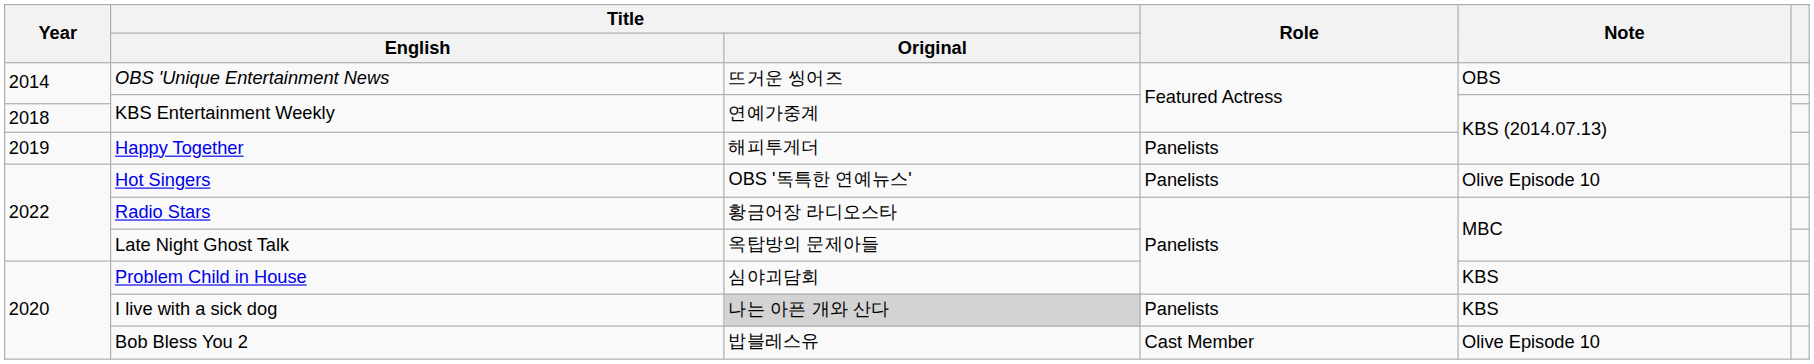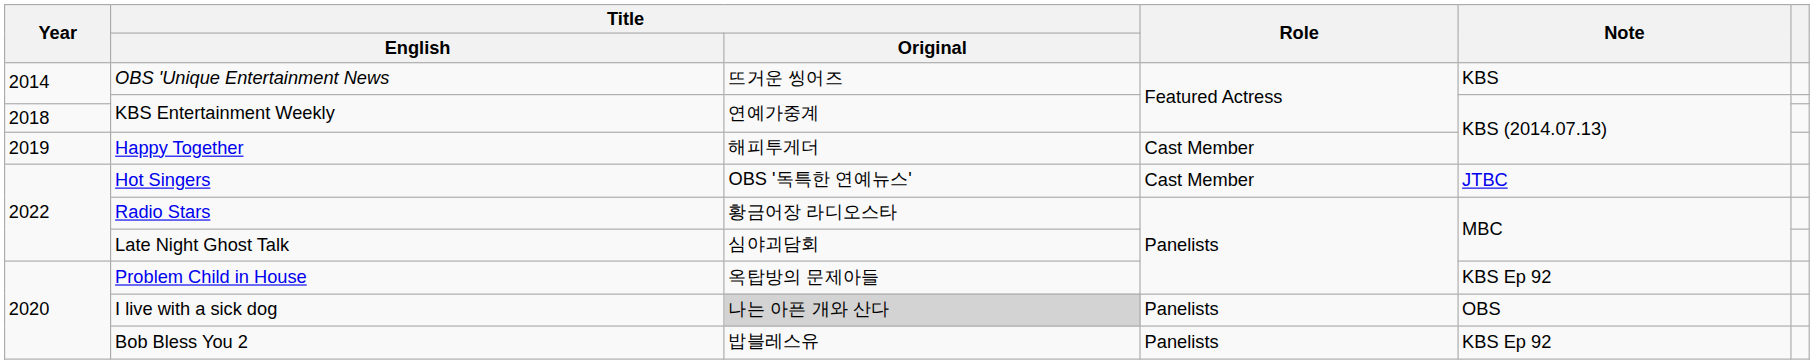(1481, 78) OBS -> (1480, 78) KBS
(1182, 148) Panelists -> (1199, 148) Cast Member
(1182, 180) Panelists -> (1199, 180) Cast Member
(1531, 180) Olive Episode 10 -> (1485, 180) JTBC
(804, 244) 옥탑방의 문제아들 -> (774, 244) 심야괴담회
(774, 277) 심야괴담회 -> (804, 277) 옥탑방의 문제아들
(1480, 277) KBS -> (1507, 277) KBS Ep 92
(1480, 309) KBS -> (1481, 309) OBS
(1199, 342) Cast Member -> (1182, 342) Panelists
(1531, 342) Olive Episode 10 -> (1507, 342) KBS Ep 92
